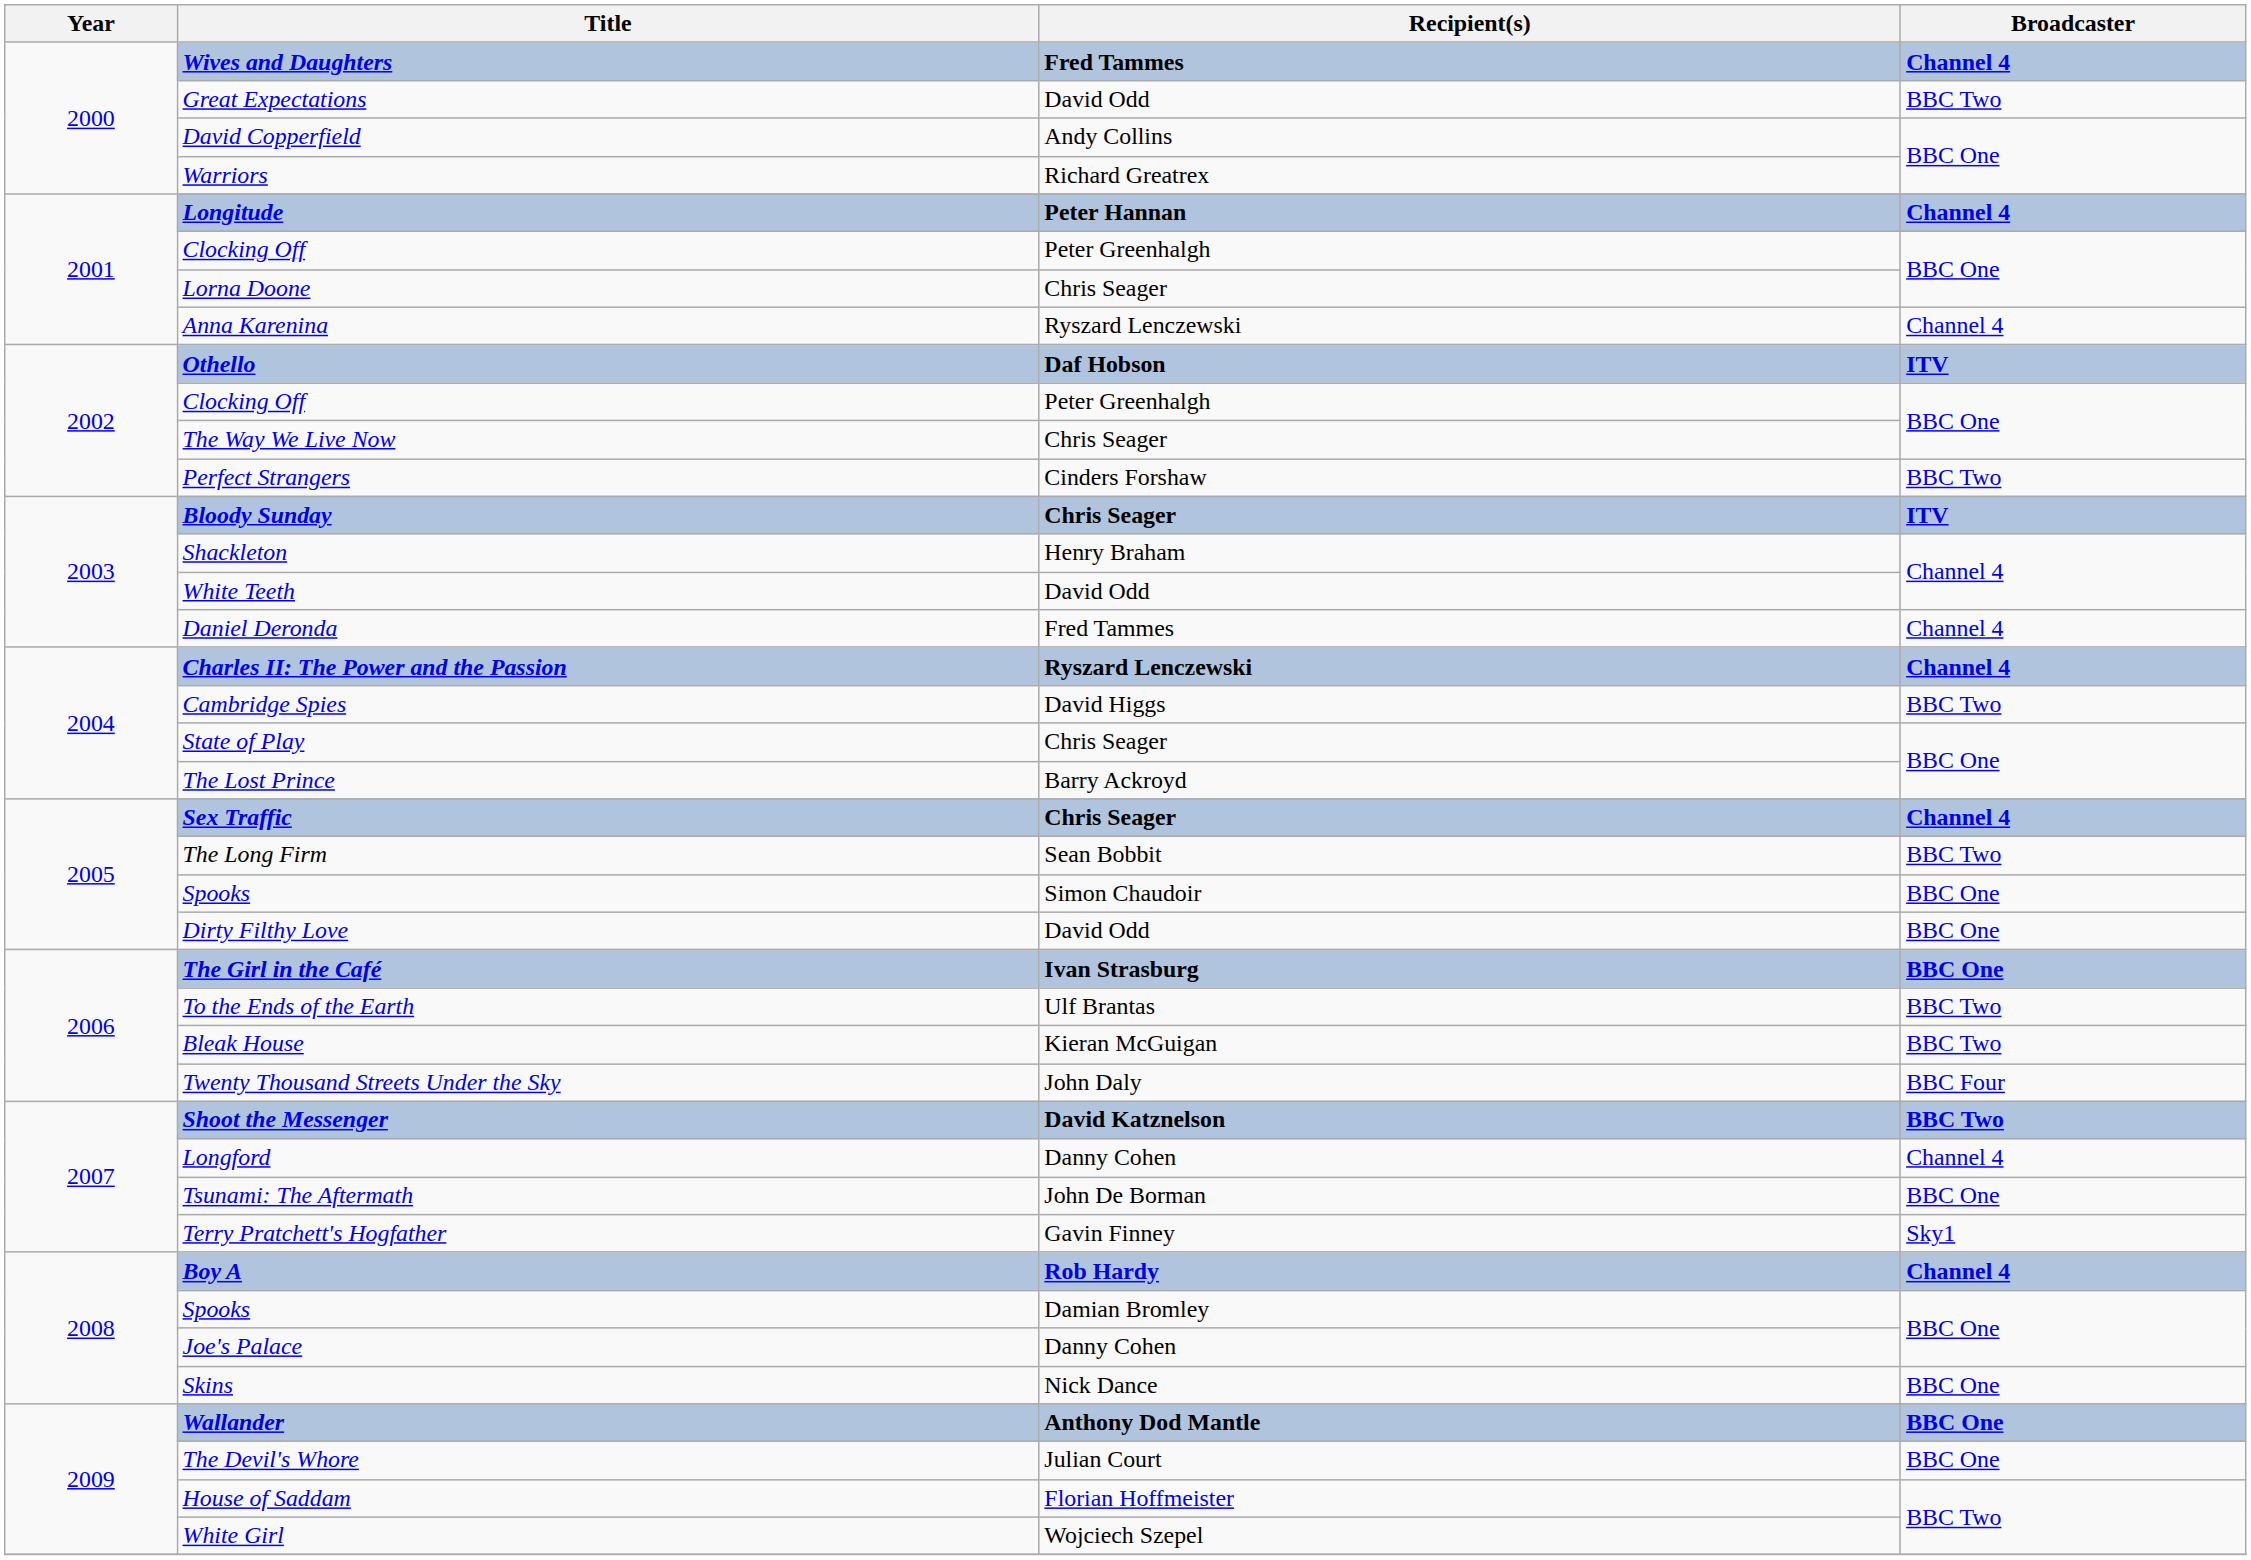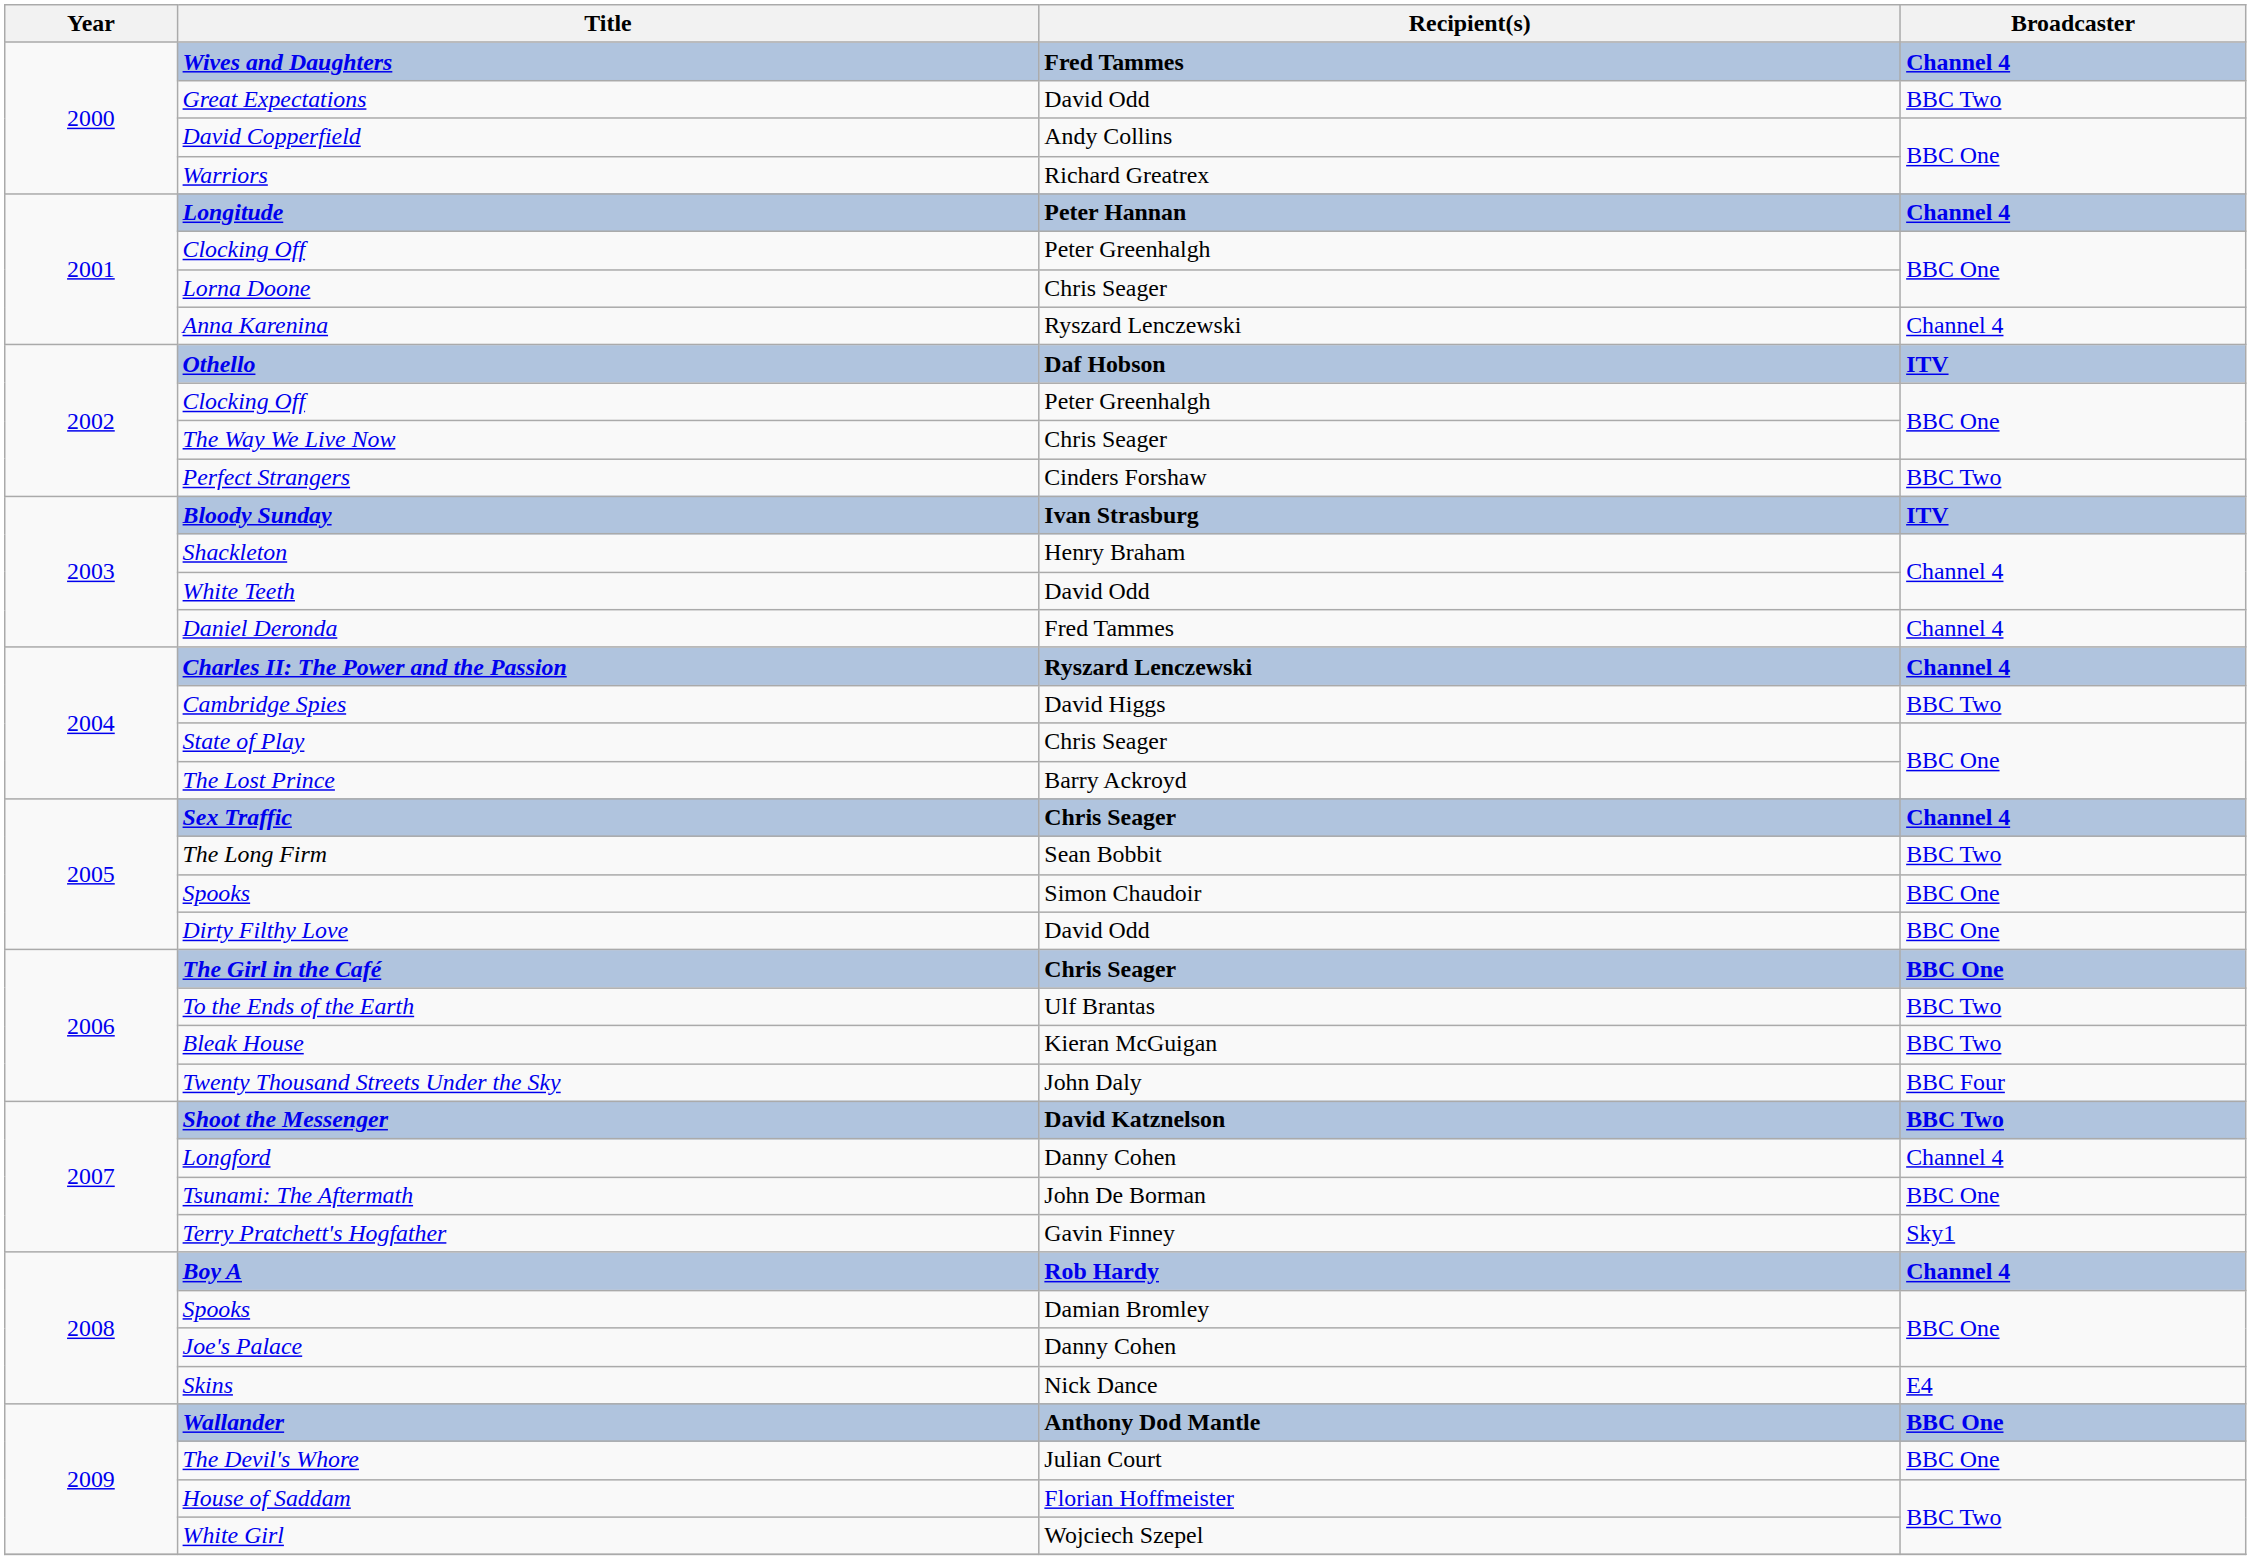(1110, 514) Chris Seager -> (1122, 514) Ivan Strasburg
(1122, 968) Ivan Strasburg -> (1110, 968) Chris Seager
(1953, 1384) BBC One -> (1919, 1384) E4
